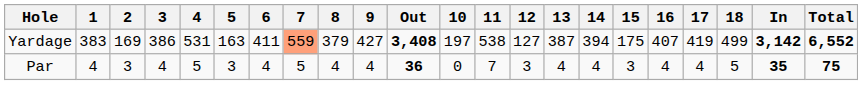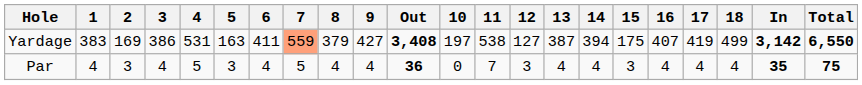(831, 42) 6,552 -> (831, 42) 6,550
(735, 67) 5 -> (735, 67) 4
